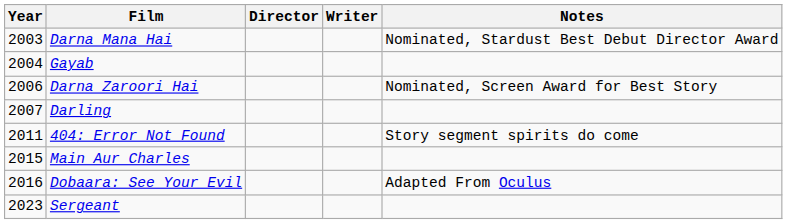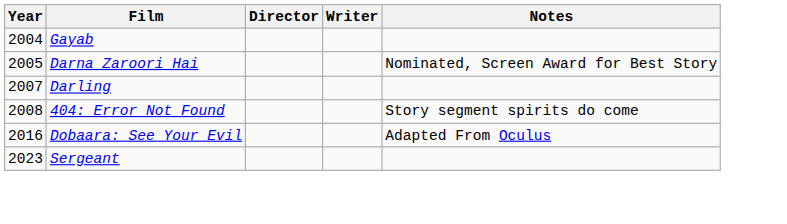- row: (111, 40)
(26, 88) 2006 -> (26, 64) 2005
(26, 135) 2011 -> (26, 111) 2008
- row: (120, 159)
